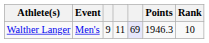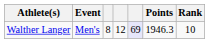(108, 30) 9 -> (108, 30) 8
(120, 30) 11 -> (120, 30) 12
